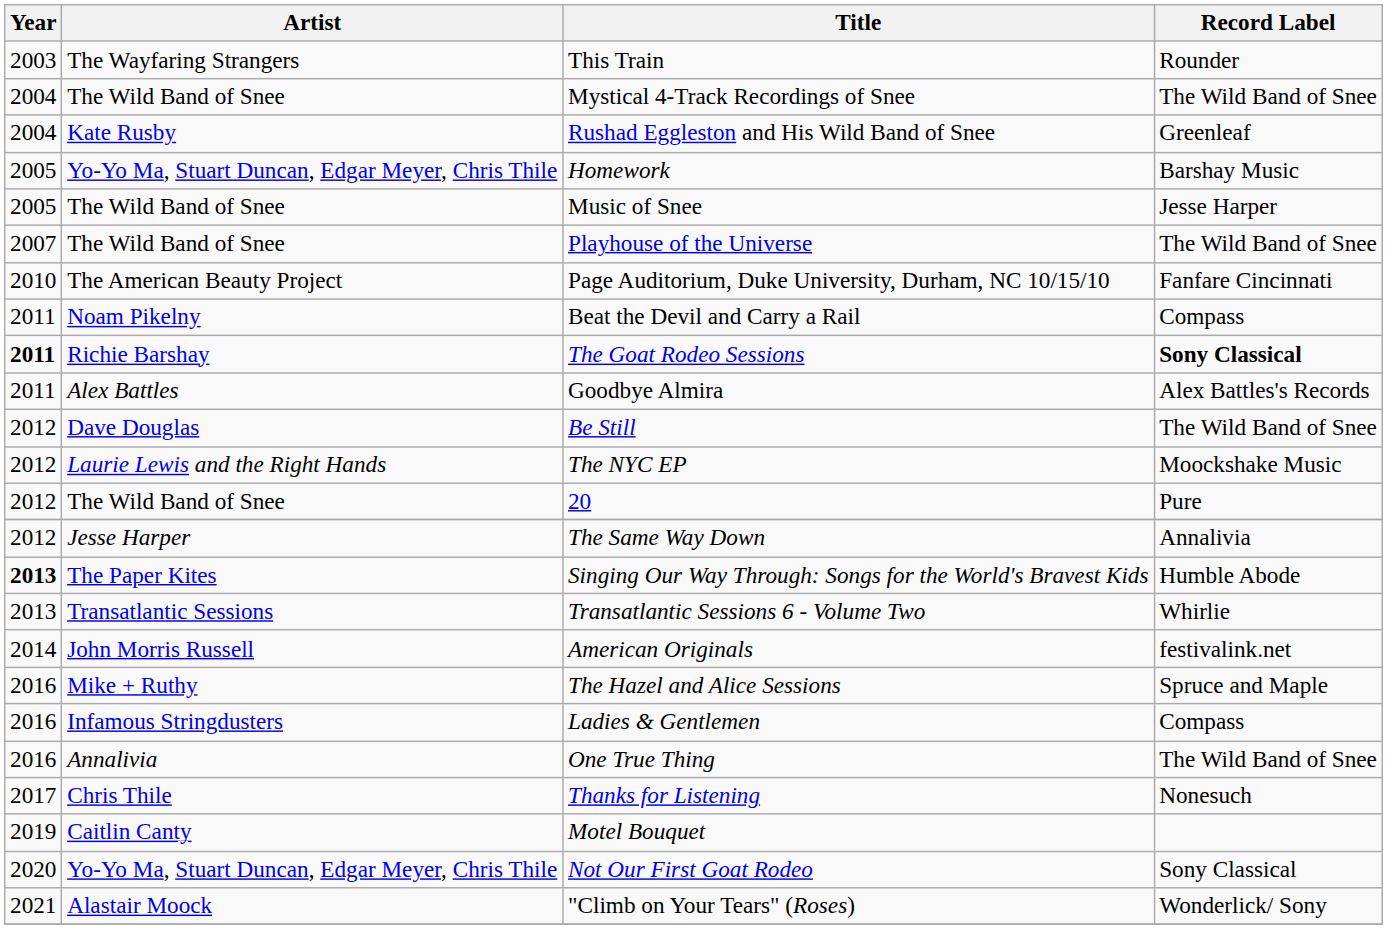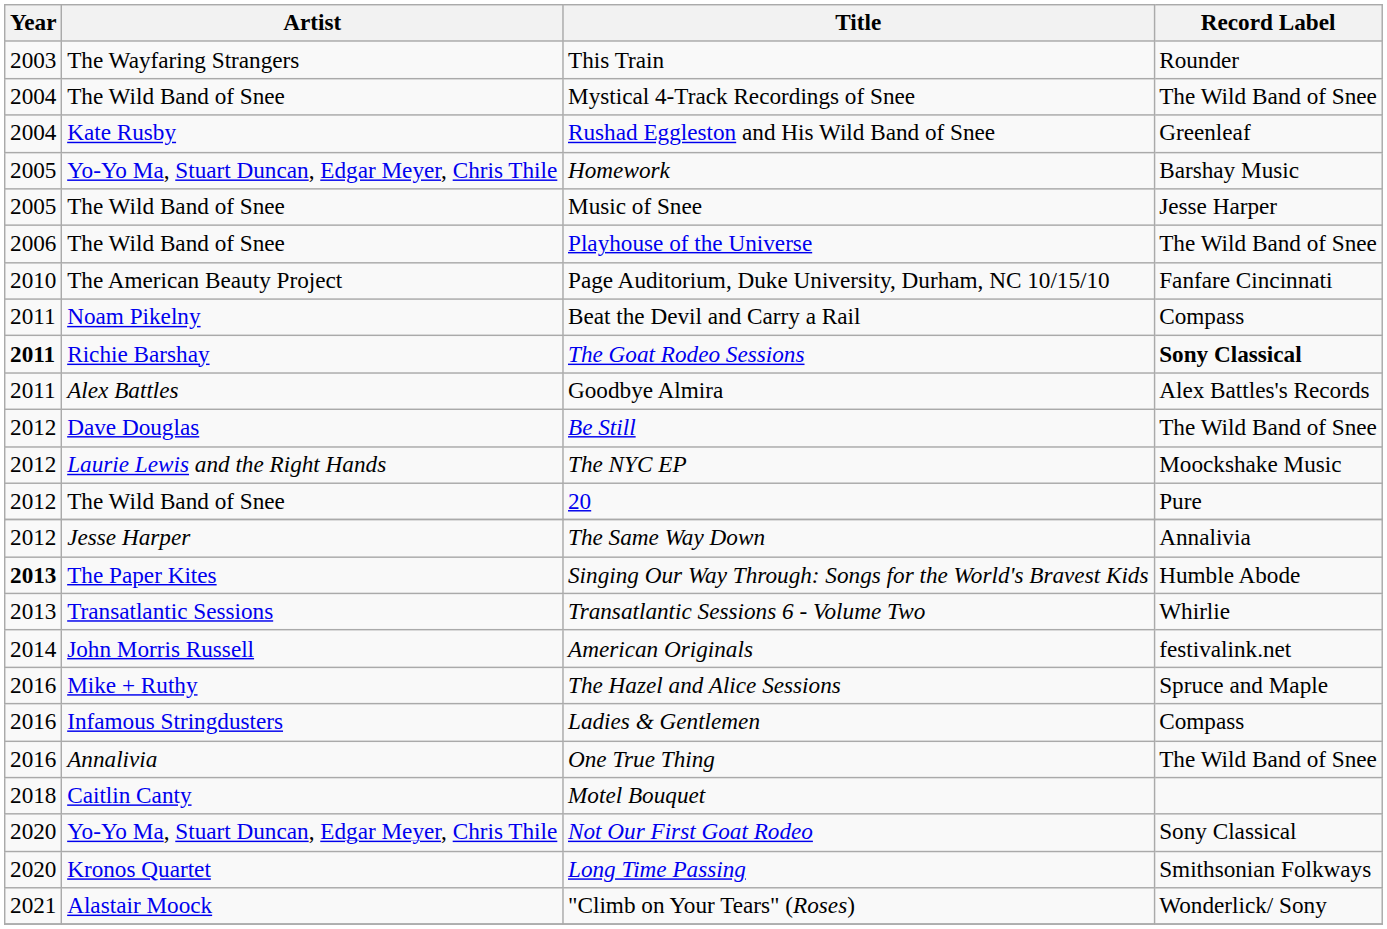(33, 243) 2007 -> (33, 243) 2006
- row: (664, 795)
(33, 832) 2019 -> (33, 795) 2018
+ row: (657, 869)
